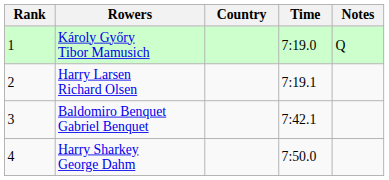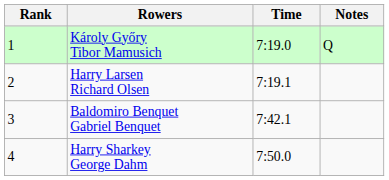- column: (242, 15)
